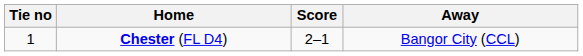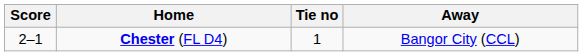columns swapped: (31, 16) <-> (317, 16)
